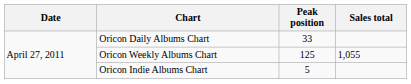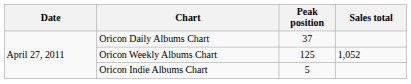(307, 39) 33 -> (307, 39) 37
(349, 54) 1,055 -> (349, 54) 1,052
